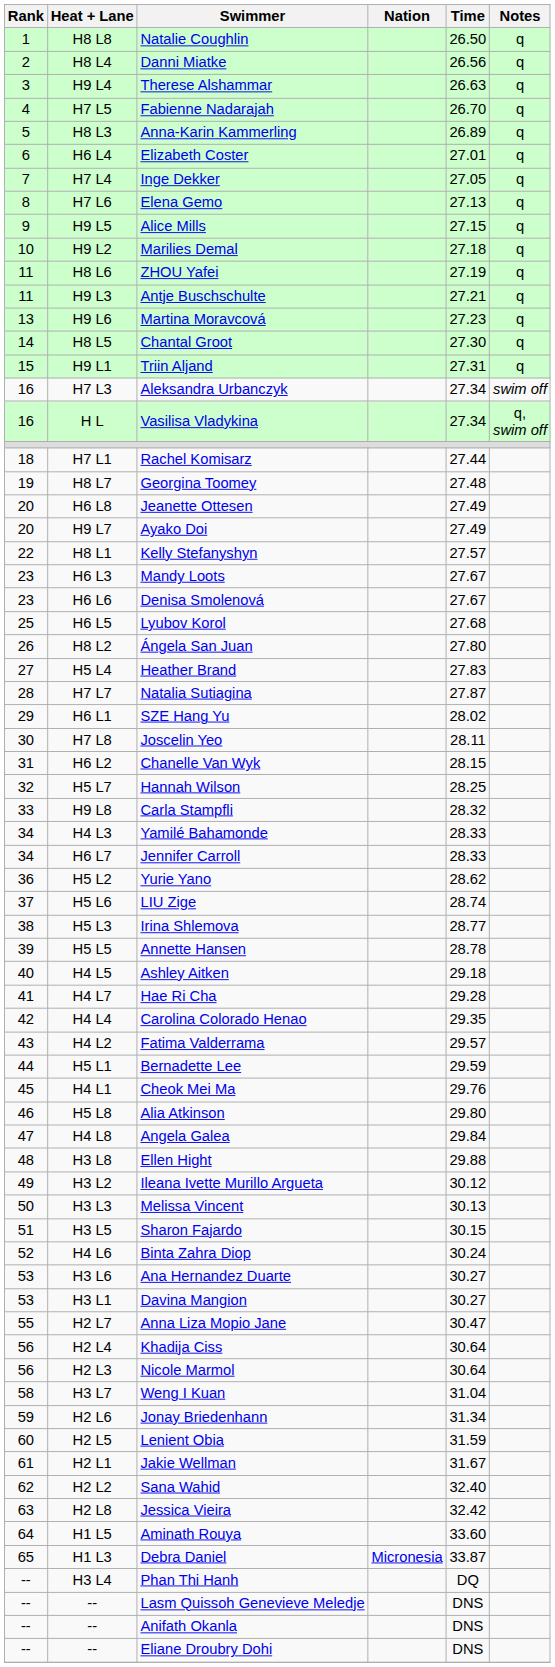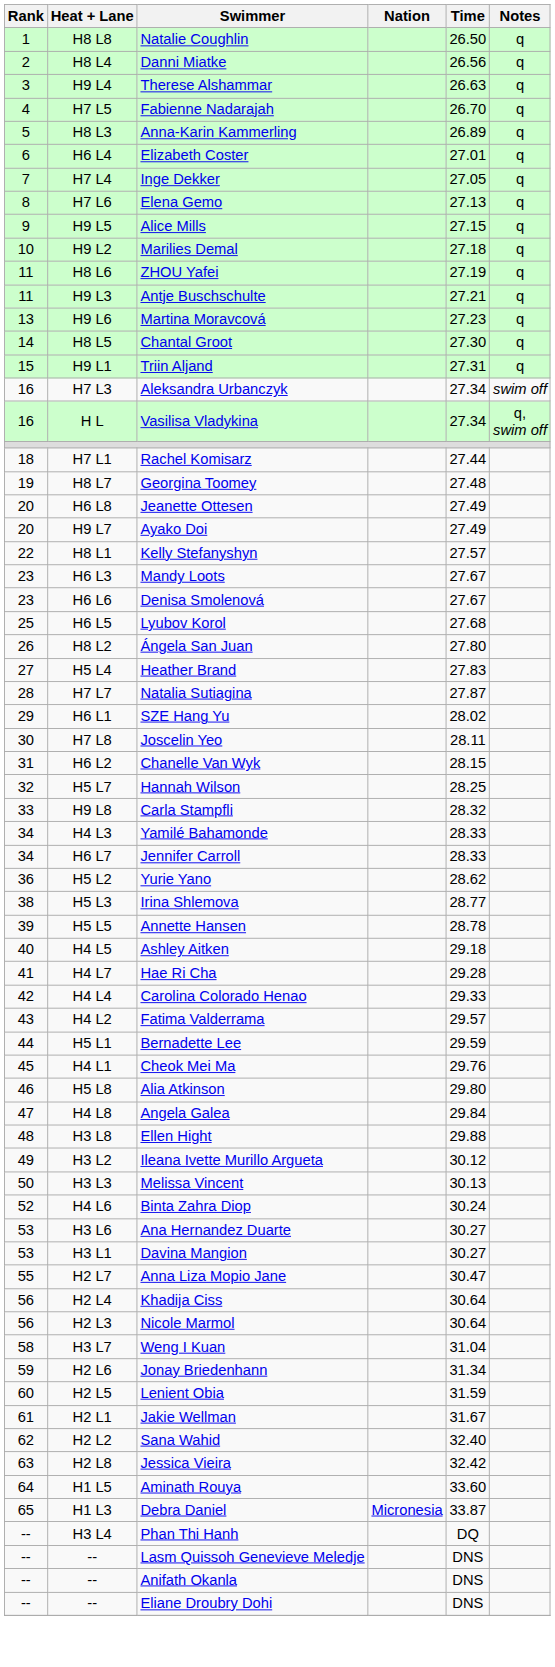- row: (92, 903)
(468, 1020) 29.35 -> (468, 996) 29.33
- row: (92, 1230)
